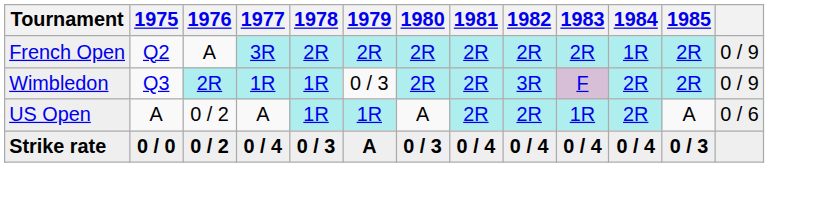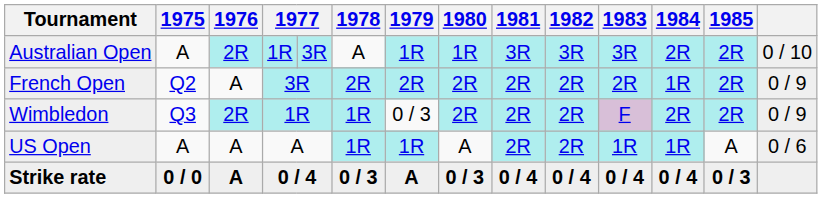+ row: (80, 51)
(529, 83) 3R -> (571, 114) 2R
(209, 114) 0 / 2 -> (236, 146) A
(636, 114) 2R -> (678, 146) 1R
(209, 146) 0 / 2 -> (236, 177) A
